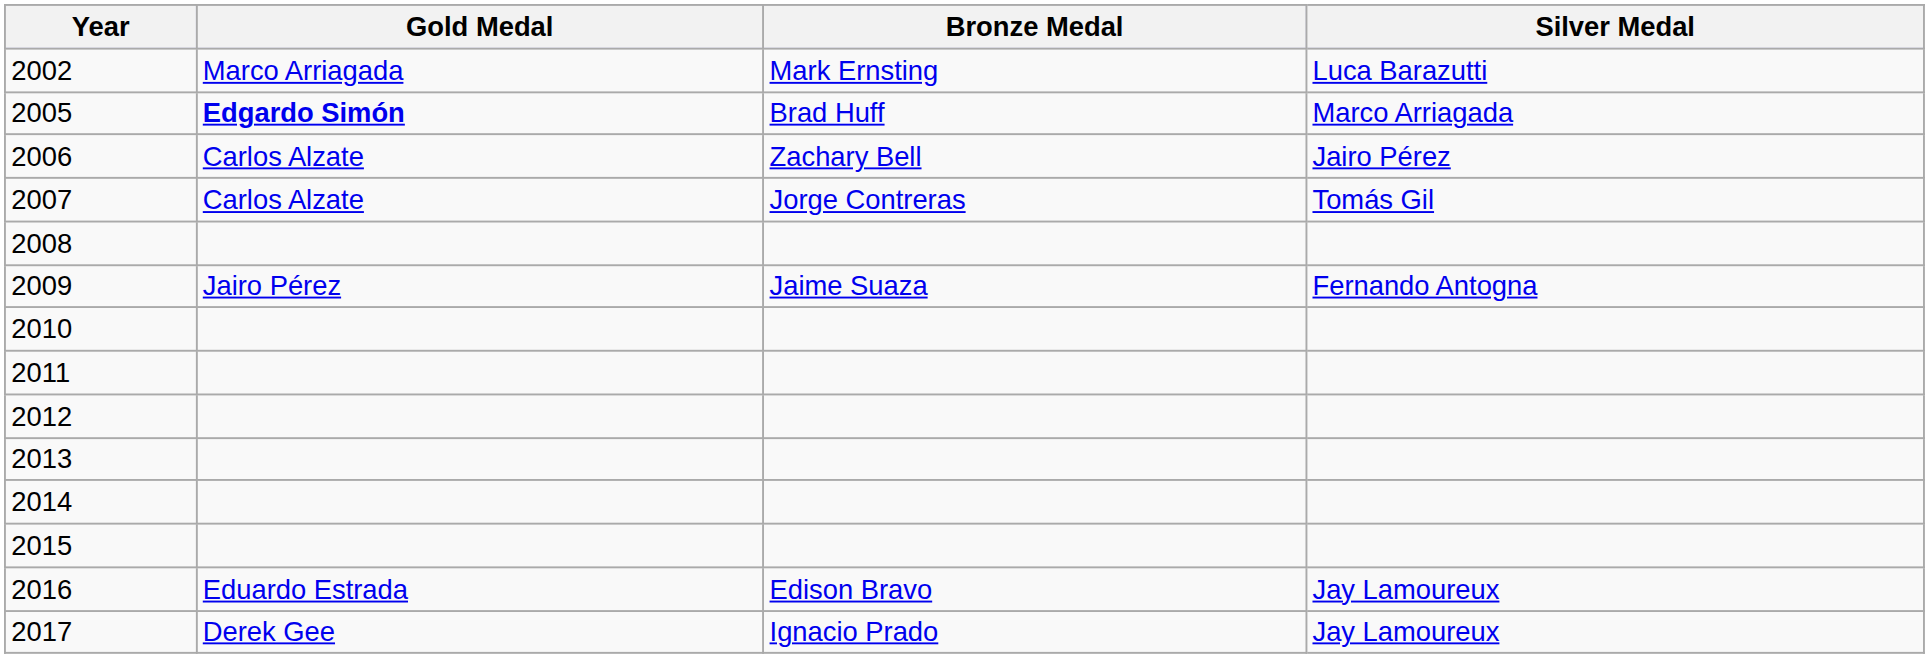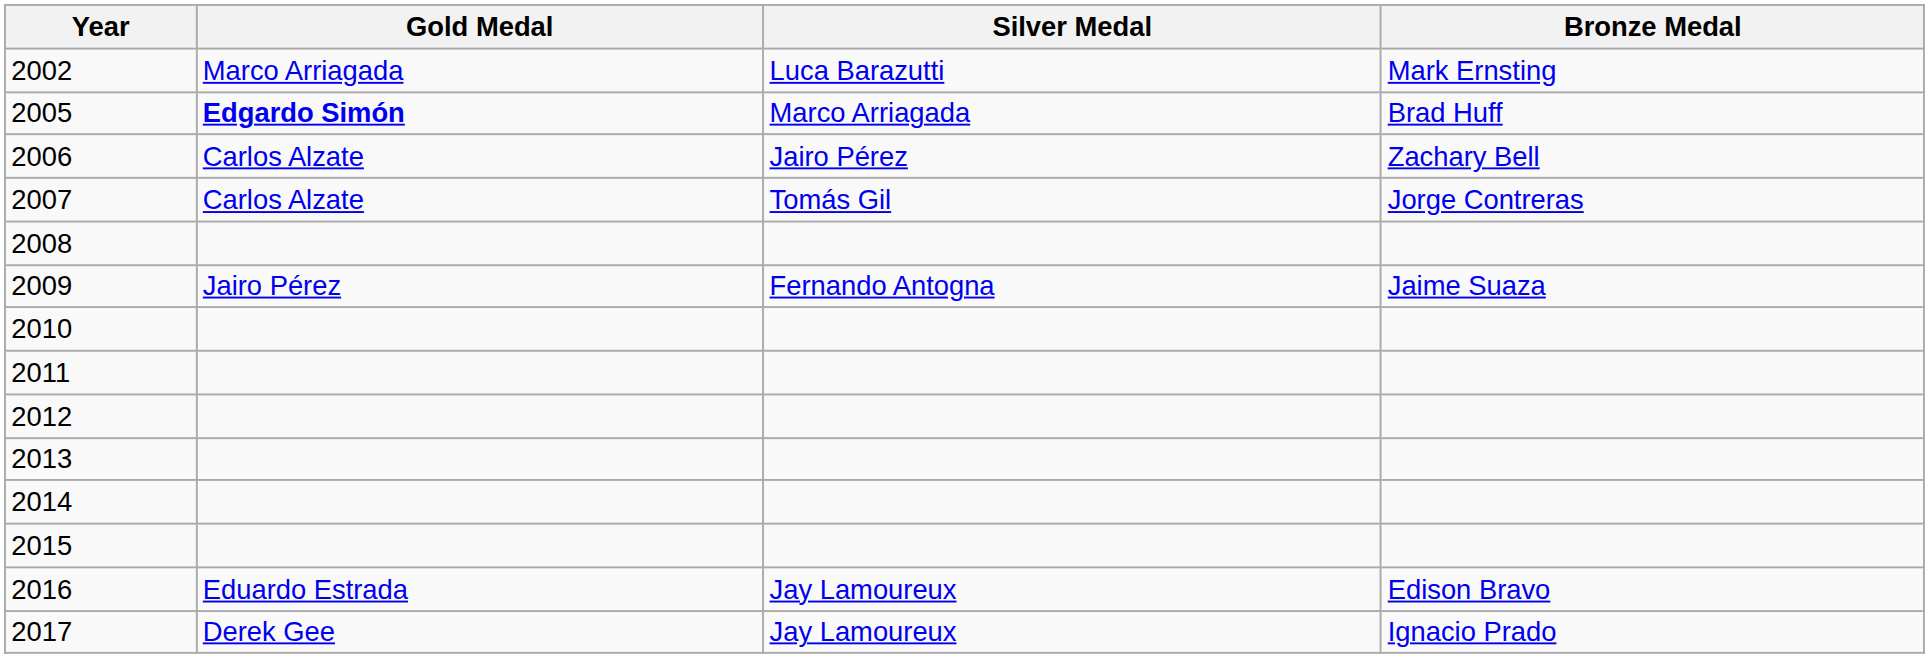columns swapped: (1615, 27) <-> (1035, 27)
